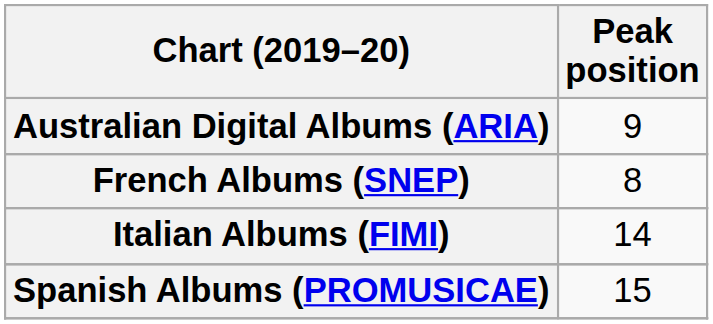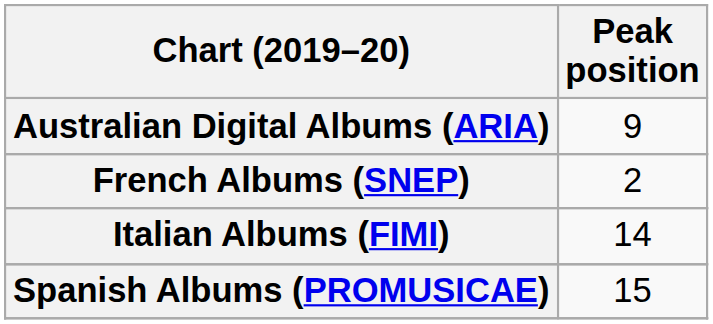(633, 180) 8 -> (633, 180) 2
